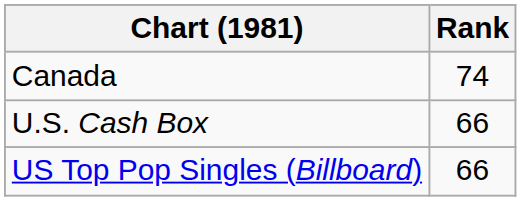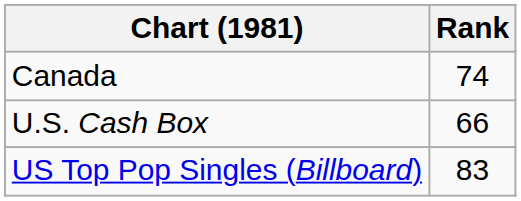(472, 170) 66 -> (472, 170) 83
